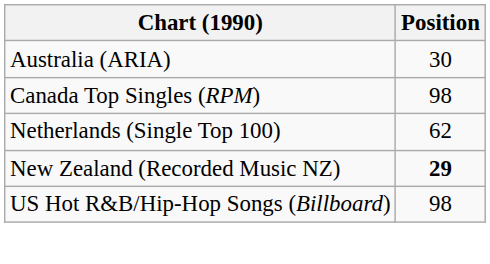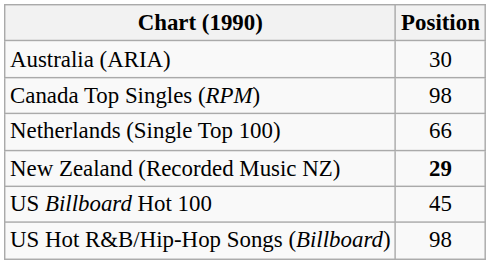(440, 131) 62 -> (440, 131) 66
+ row: (111, 204)
